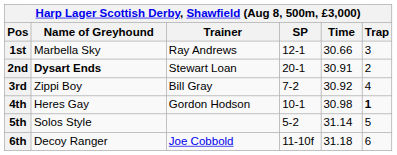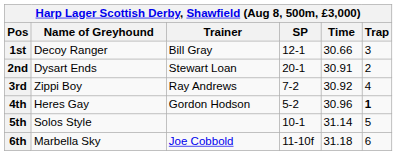(67, 50) Marbella Sky -> (71, 50) Decoy Ranger
(203, 50) Ray Andrews -> (191, 50) Bill Gray
(68, 68) bold -> (65, 68) normal
(191, 86) Bill Gray -> (203, 86) Ray Andrews
(294, 104) 10-1 -> (290, 104) 5-2
(338, 104) 30.98 -> (338, 104) 30.96
(290, 123) 5-2 -> (294, 123) 10-1
(71, 141) Decoy Ranger -> (67, 141) Marbella Sky
